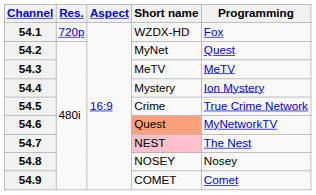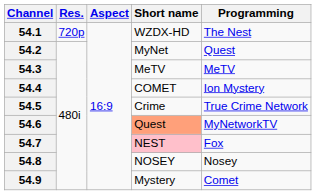(214, 32) Fox -> (228, 32) The Nest
(155, 87) Mystery -> (155, 87) COMET
(228, 143) The Nest -> (214, 143) Fox
(155, 180) COMET -> (155, 180) Mystery
